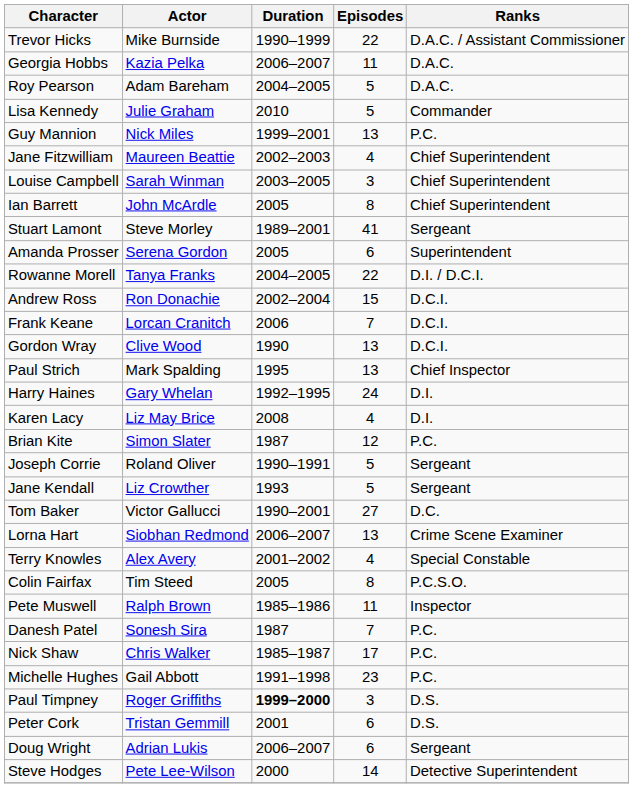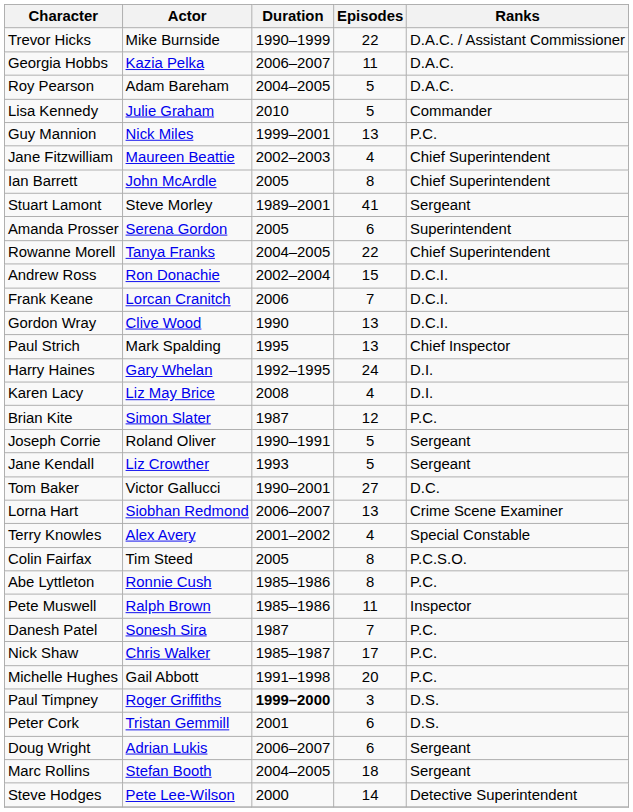- row: (63, 181)
(447, 275) D.I. / D.C.I. -> (480, 252) Chief Superintendent
+ row: (51, 582)
(370, 677) 23 -> (370, 677) 20
+ row: (49, 771)
